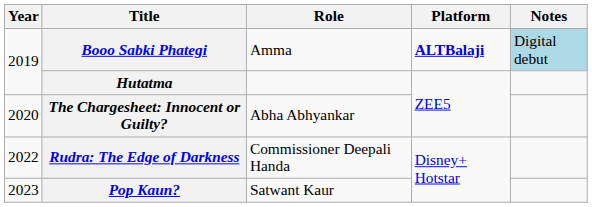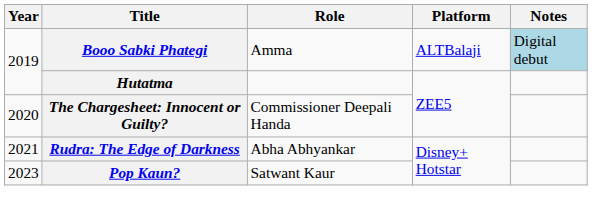(449, 49) bold -> (448, 49) normal
(302, 115) Abha Abhyankar -> (321, 115) Commissioner Deepali Handa
(23, 157) 2022 -> (23, 148) 2021
(321, 157) Commissioner Deepali Handa -> (303, 148) Abha Abhyankar
